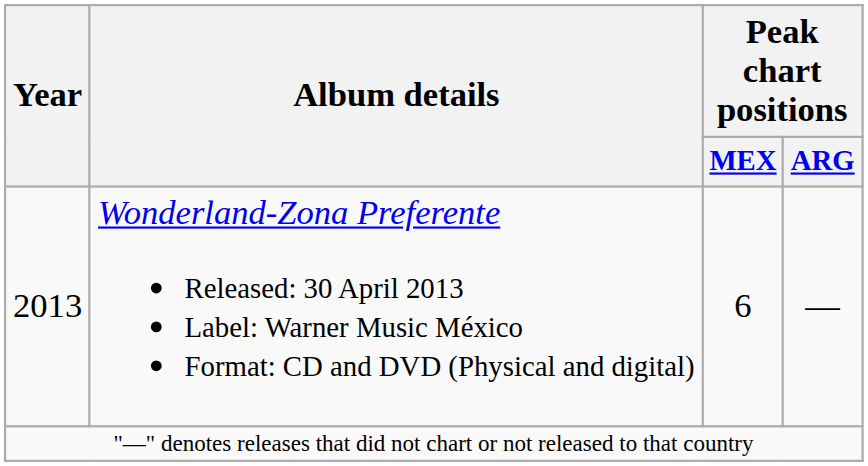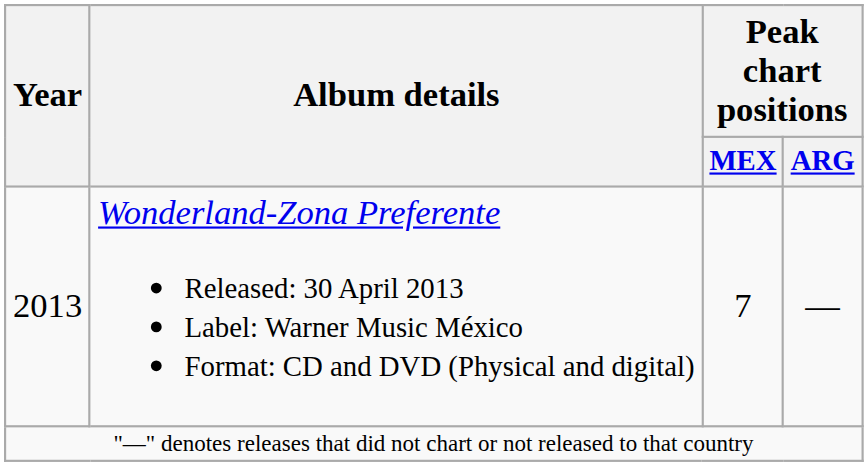(743, 305) 6 -> (743, 305) 7
